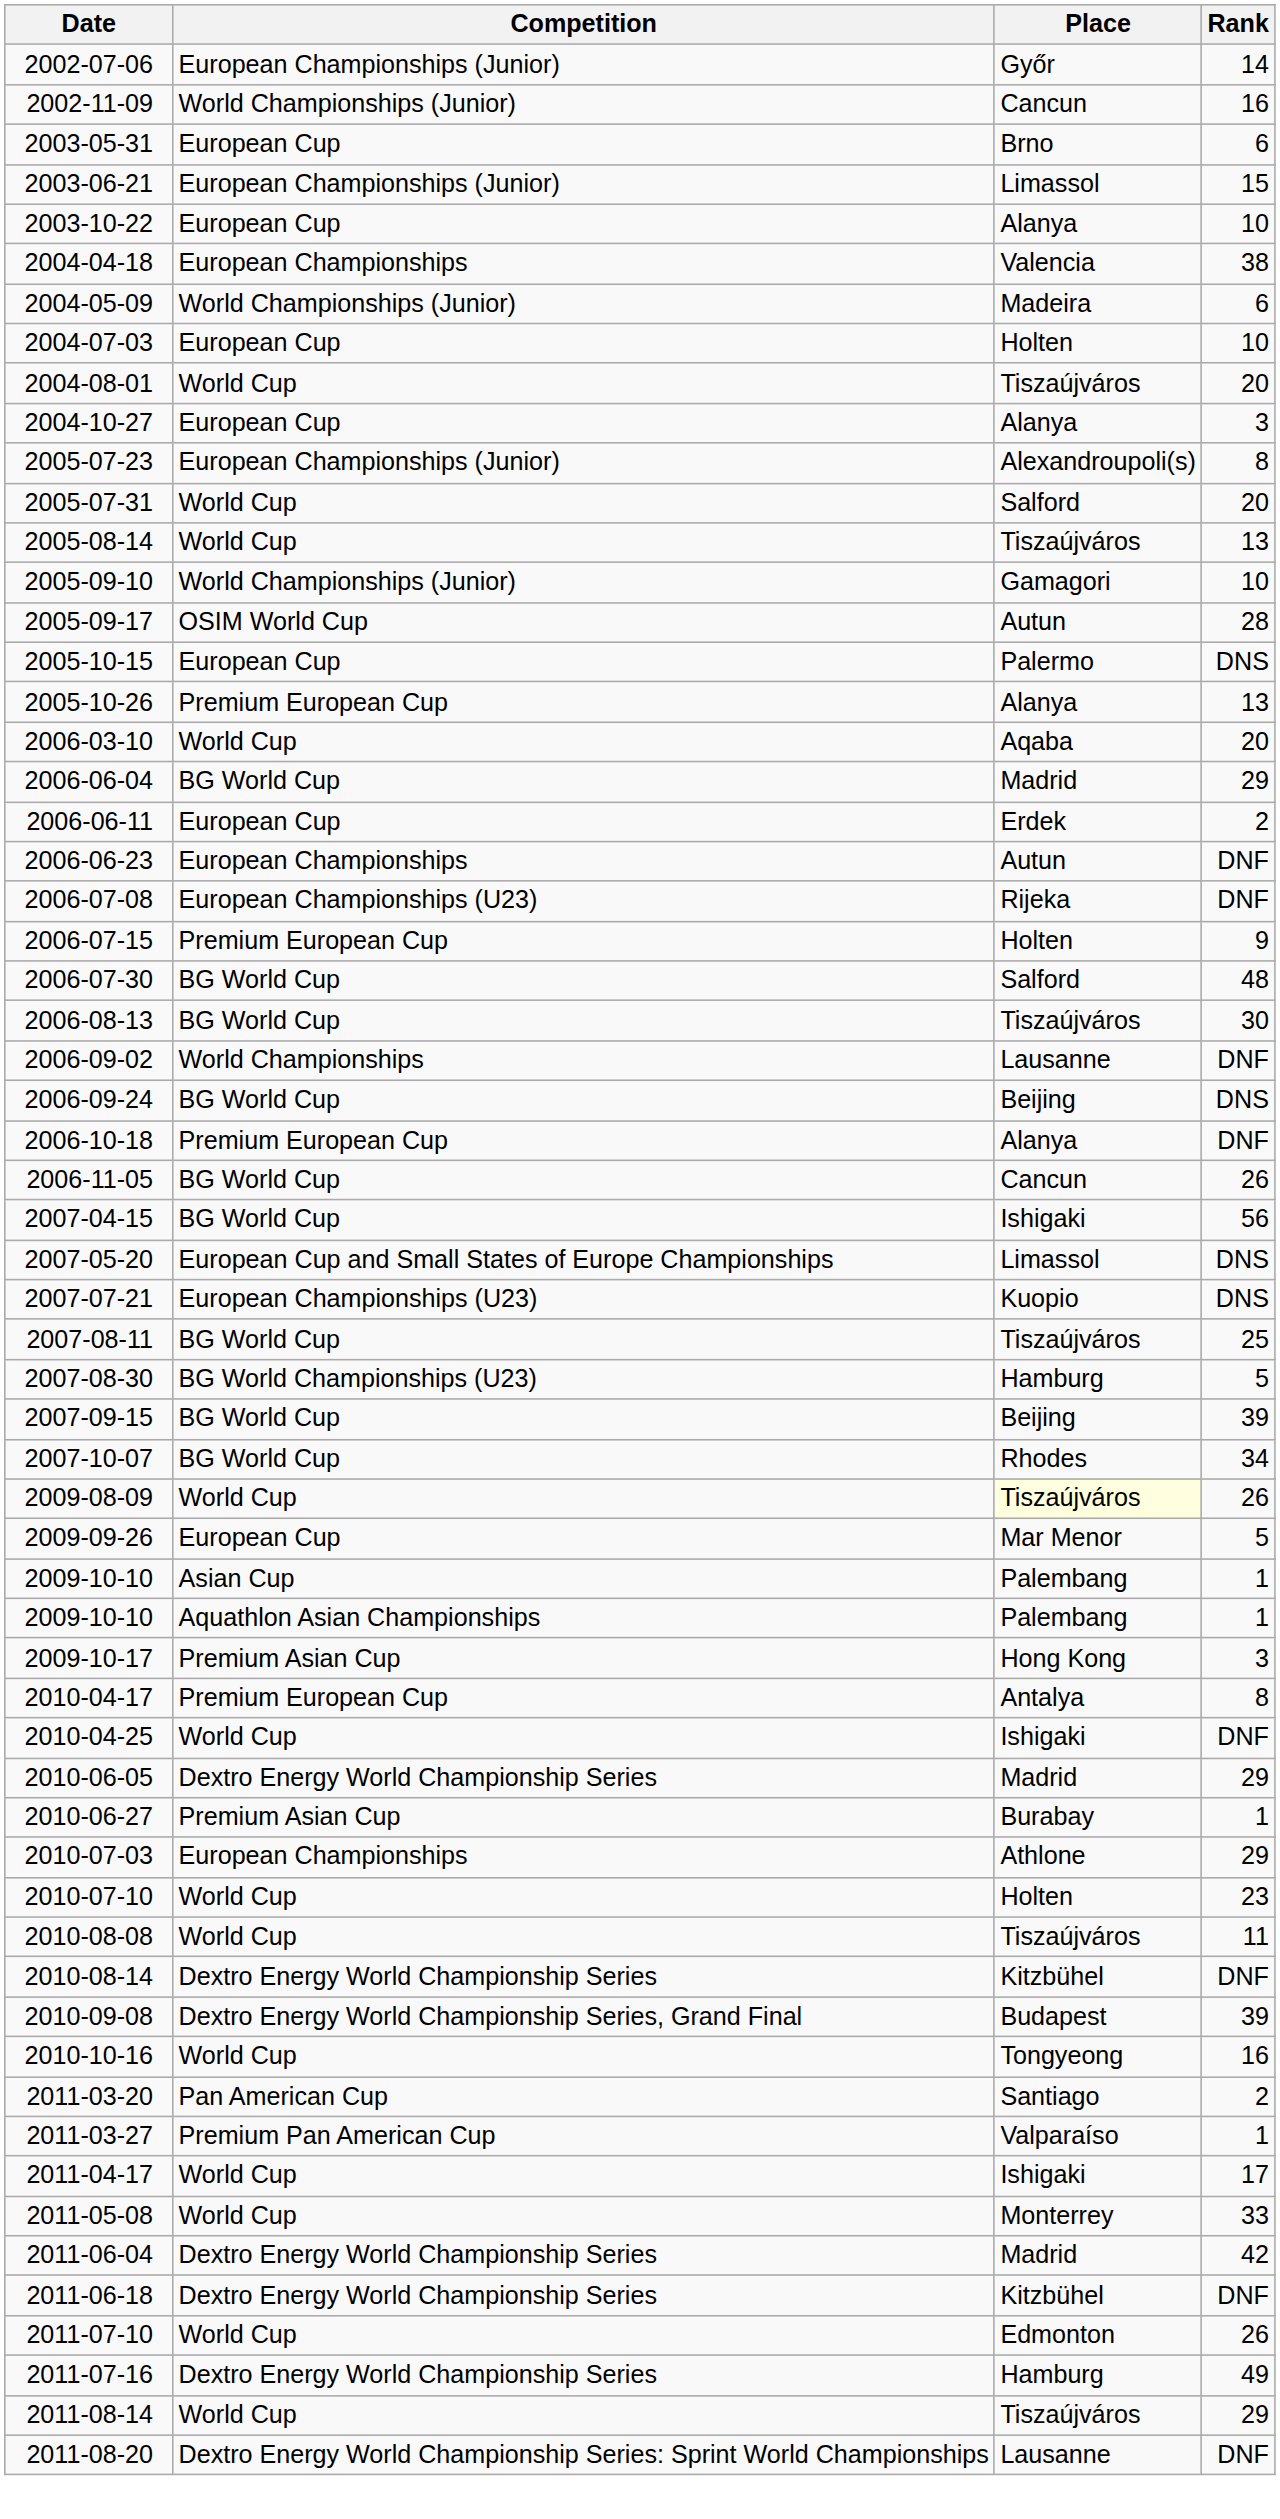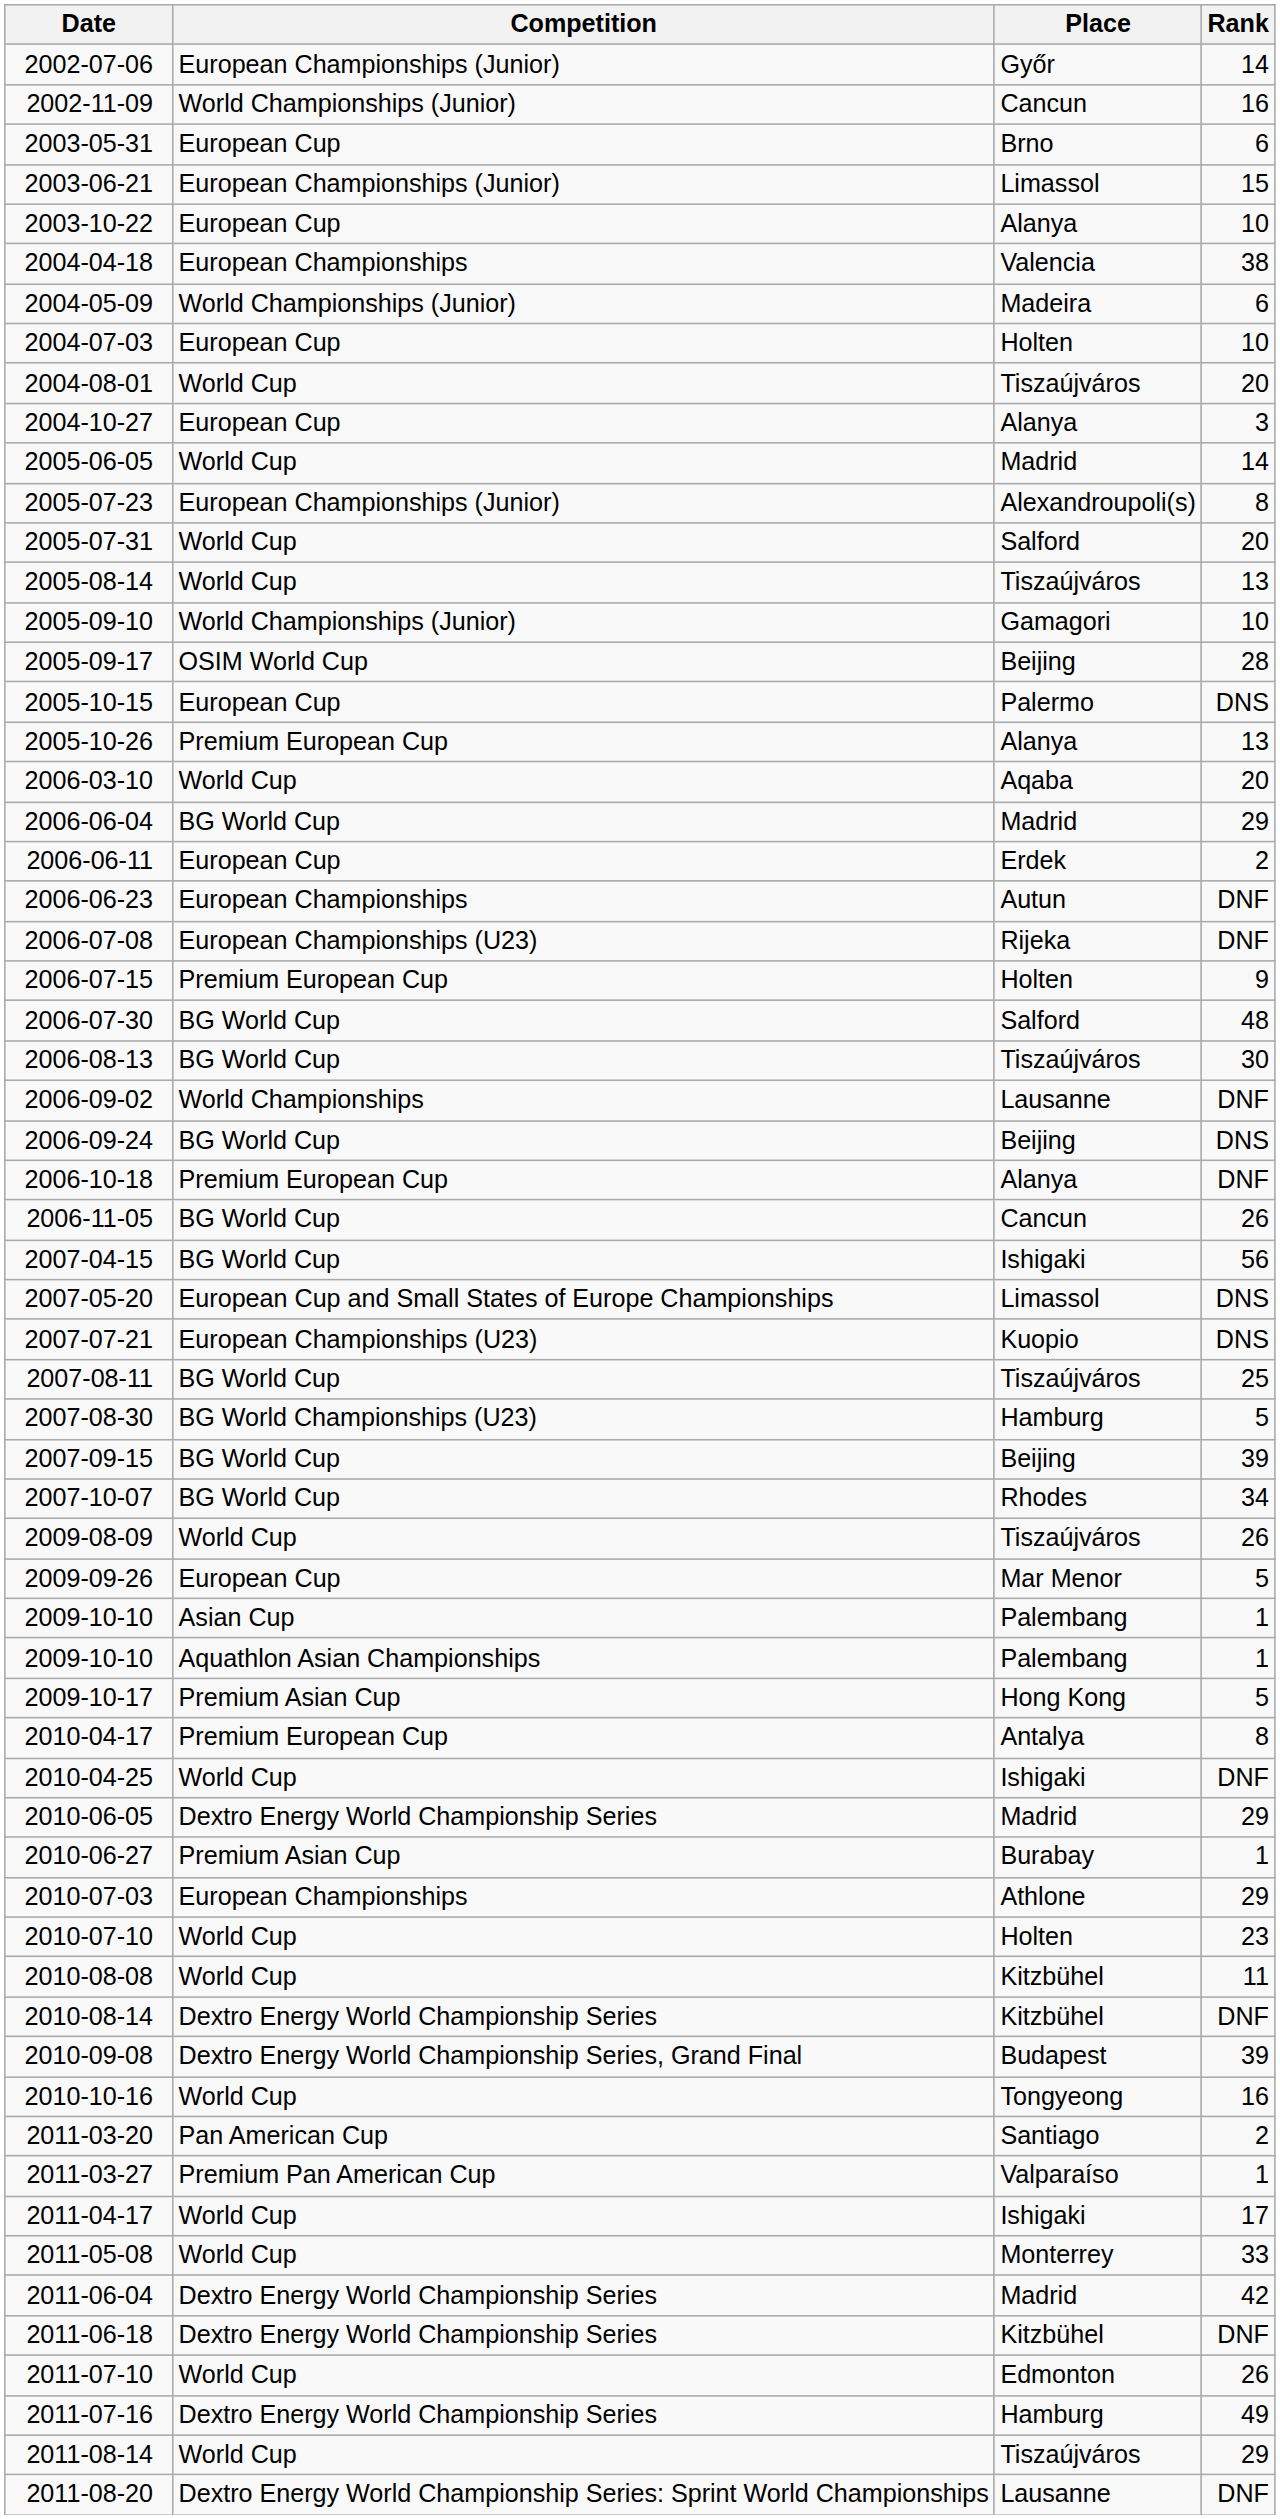+ row: (89, 462)
(1033, 622) Autun -> (1038, 661) Beijing
(1070, 1498) lightyellow background -> (1070, 1538) no background
(1262, 1657) 3 -> (1262, 1697) 5
(1070, 1936) Tiszaújváros -> (1052, 1976) Kitzbühel
